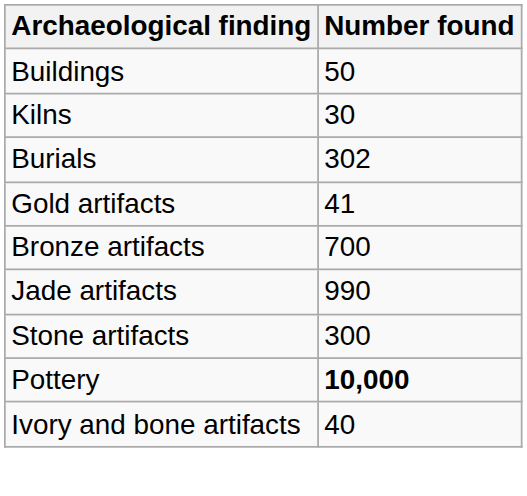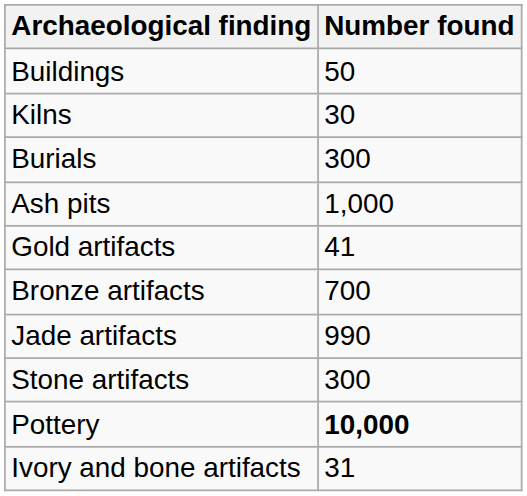(347, 159) 302 -> (347, 159) 300
+ row: (61, 203)
(340, 423) 40 -> (340, 468) 31
